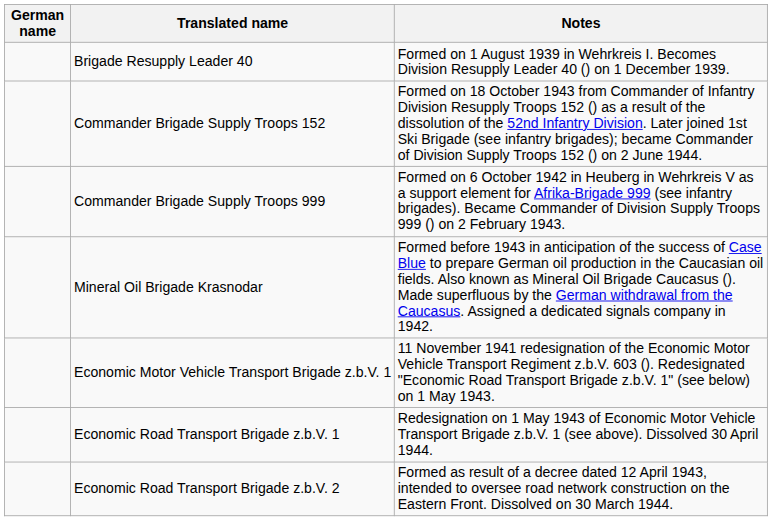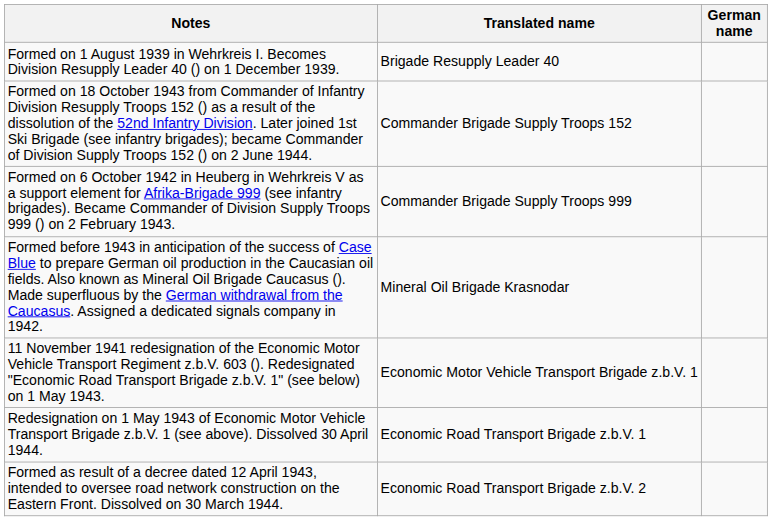columns swapped: (38, 23) <-> (581, 23)
